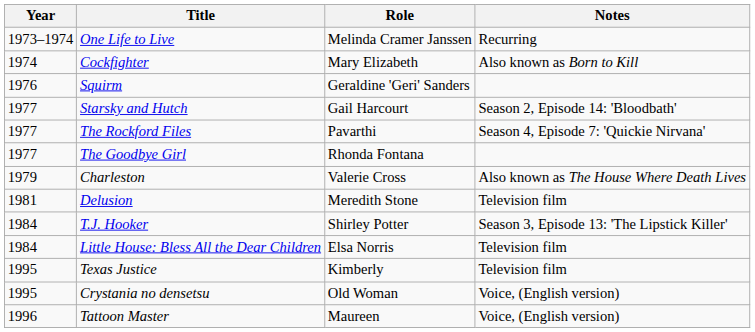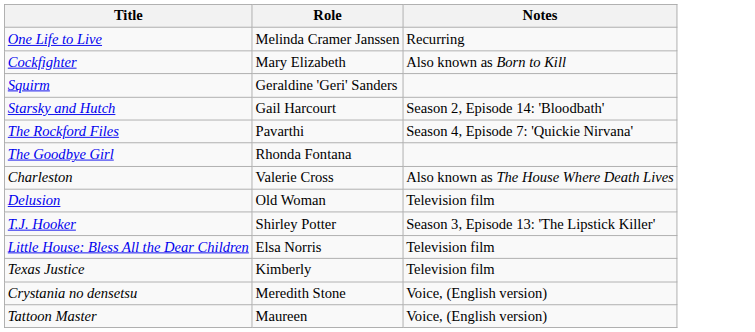- column: (41, 16)
(373, 200) Meredith Stone -> (291, 200) Old Woman
(363, 293) Old Woman -> (301, 293) Meredith Stone
